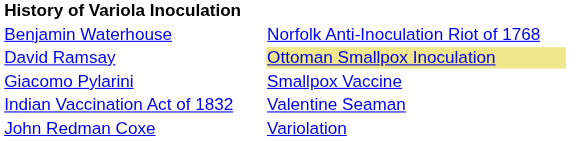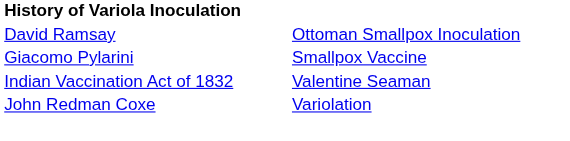- row: (88, 34)
(381, 57) khaki background -> (406, 34) no background
